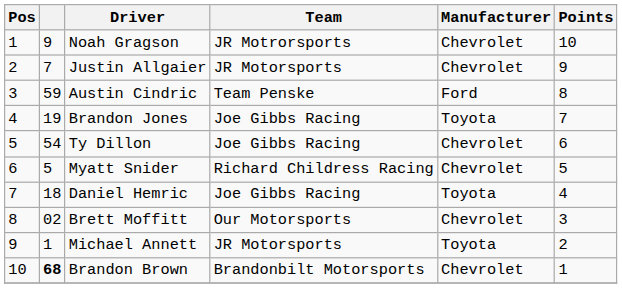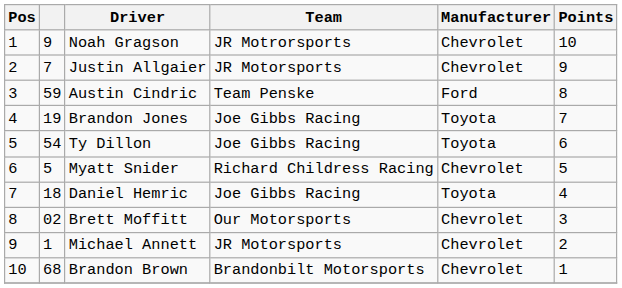(482, 144) Chevrolet -> (469, 144) Toyota
(469, 245) Toyota -> (482, 245) Chevrolet
(52, 270) bold -> (52, 270) normal
